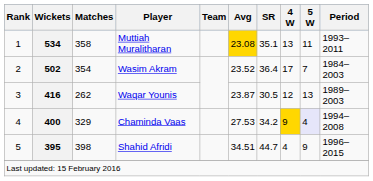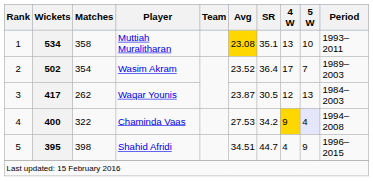(307, 43) 11 -> (308, 43) 10
(336, 69) 1984–2003 -> (336, 69) 1989–2003
(53, 95) 416 -> (53, 95) 417
(336, 95) 1989–2003 -> (336, 95) 1984–2003
(83, 121) 329 -> (83, 121) 322
